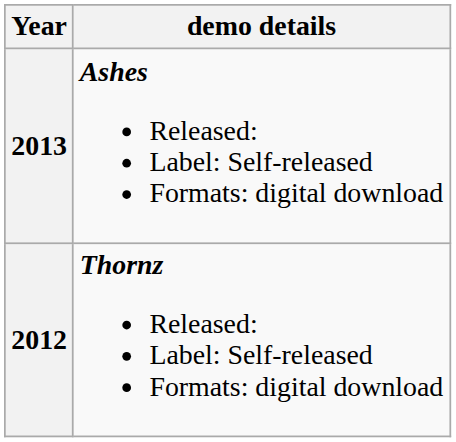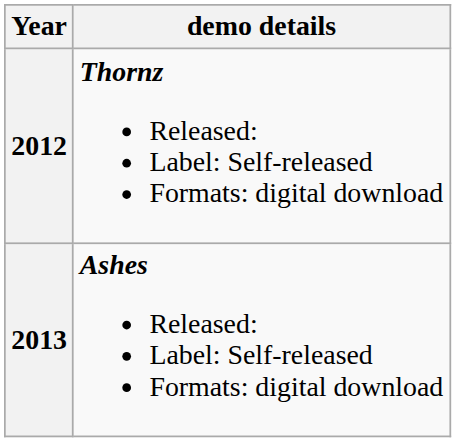rows swapped: (39, 339) <-> (39, 145)
